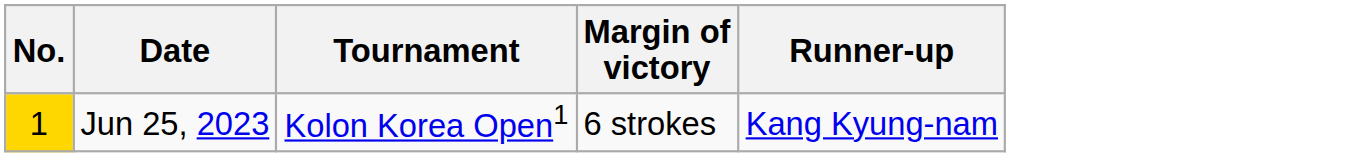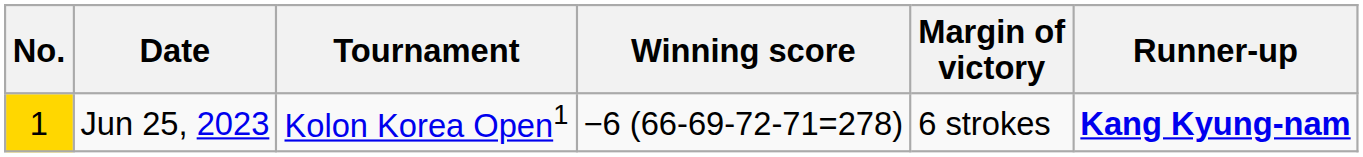+ column: (743, 49)
(872, 123) normal -> (1216, 123) bold
